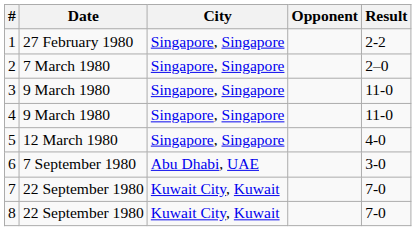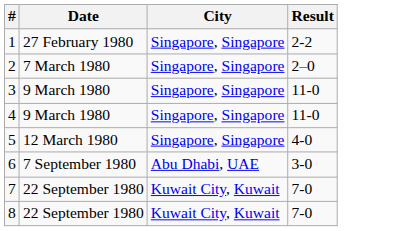- column: (325, 16)
